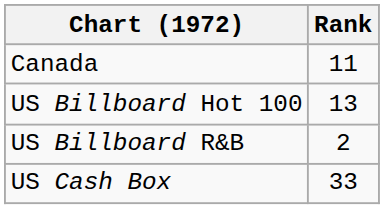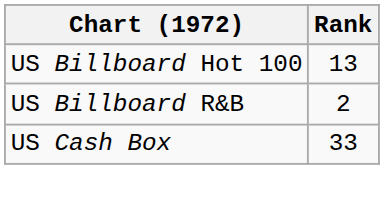- row: (54, 64)
